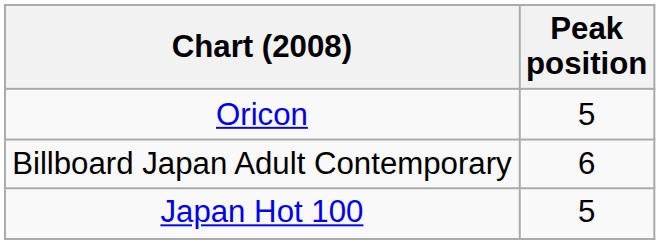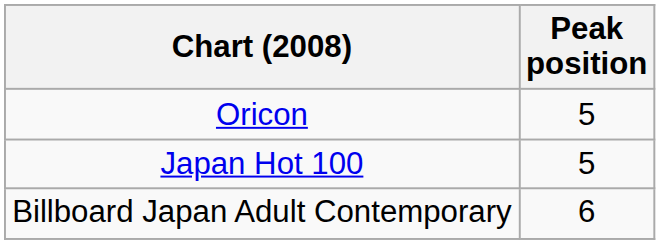rows swapped: (262, 212) <-> (262, 163)
